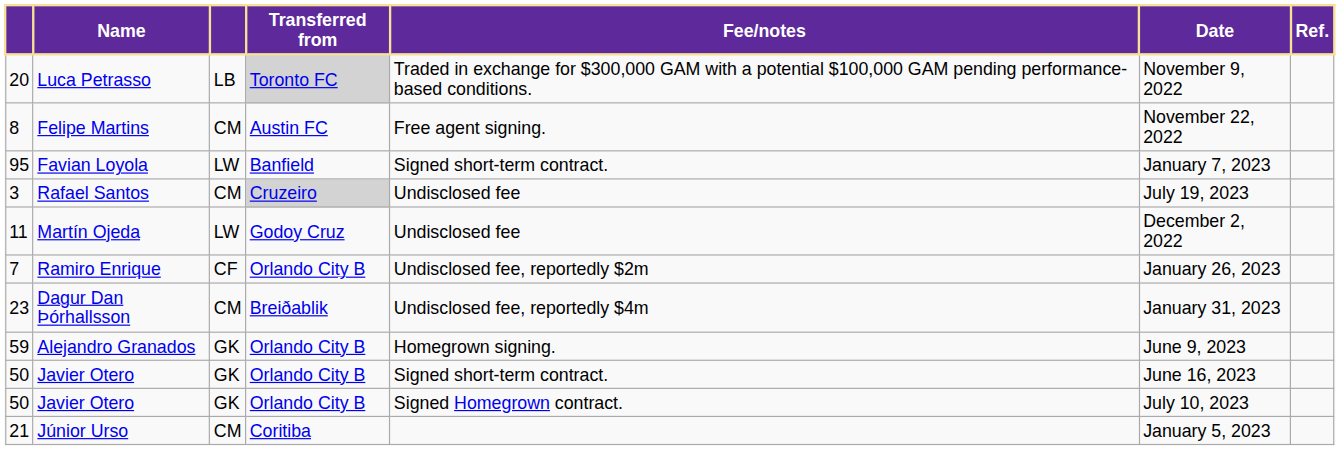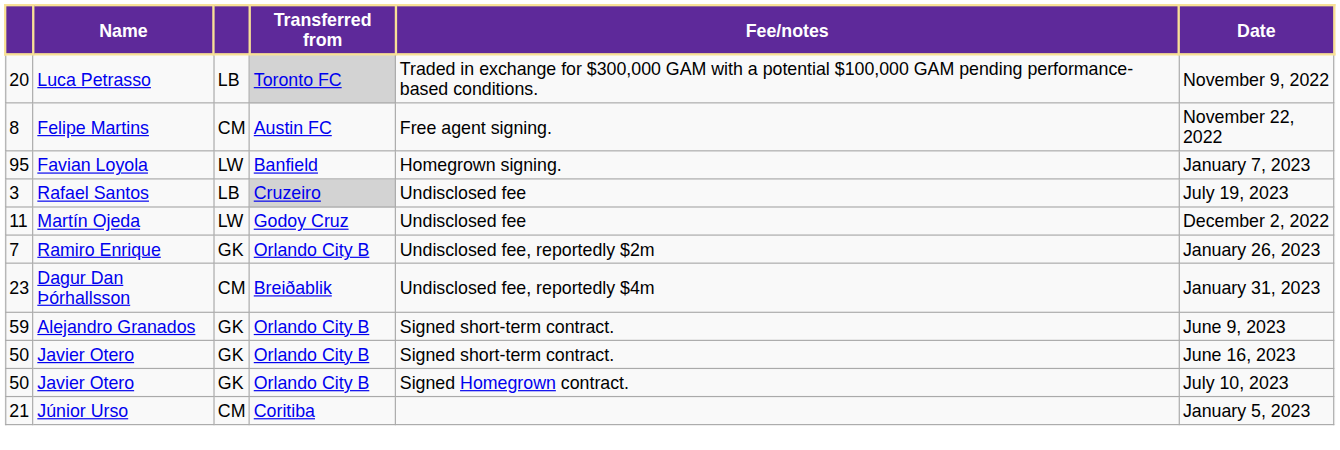- column: (1312, 30)
(501, 165) Signed short-term contract. -> (481, 165) Homegrown signing.
(228, 193) CM -> (229, 193) LB
(226, 270) CF -> (231, 250) GK
(475, 346) Homegrown signing. -> (507, 326) Signed short-term contract.
